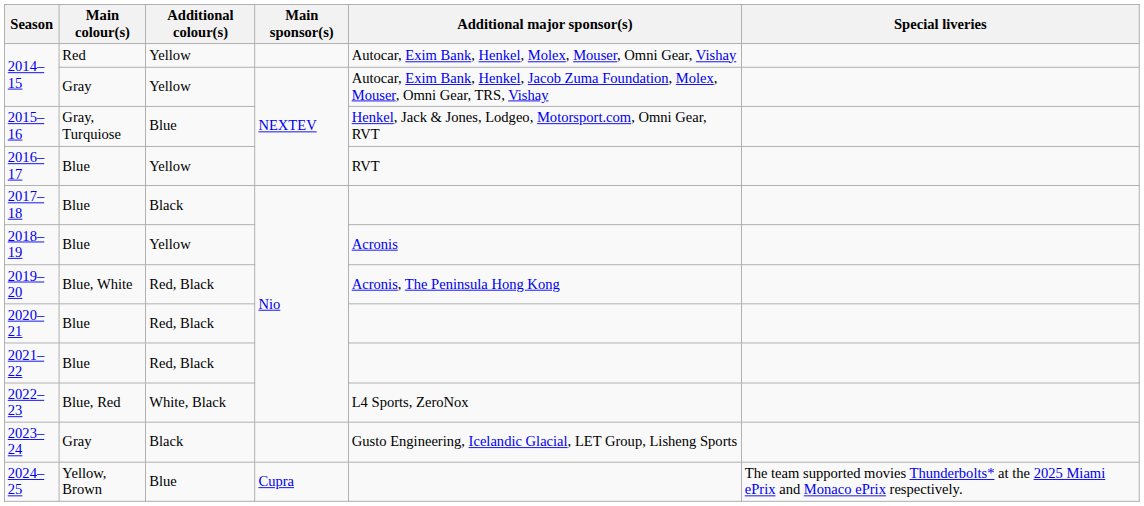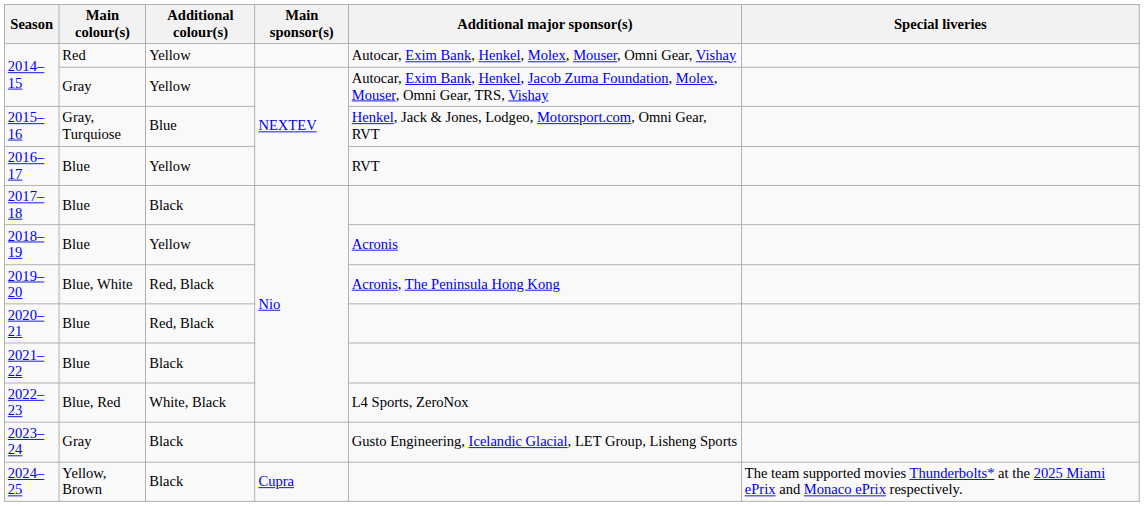(182, 363) Red, Black -> (166, 363) Black
(163, 481) Blue -> (166, 481) Black
